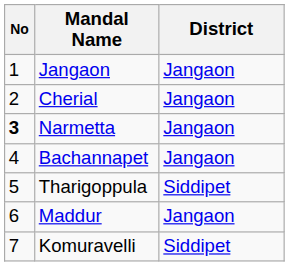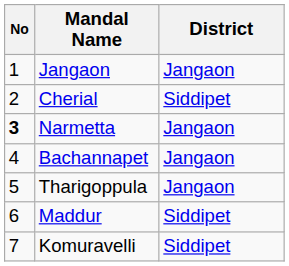(199, 98) Jangaon -> (197, 98) Siddipet
(197, 187) Siddipet -> (199, 187) Jangaon
(199, 216) Jangaon -> (197, 216) Siddipet
